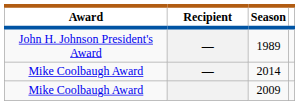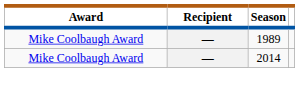(86, 45) John H. Johnson President's Award -> (86, 39) Mike Coolbaugh Award
- row: (268, 90)
